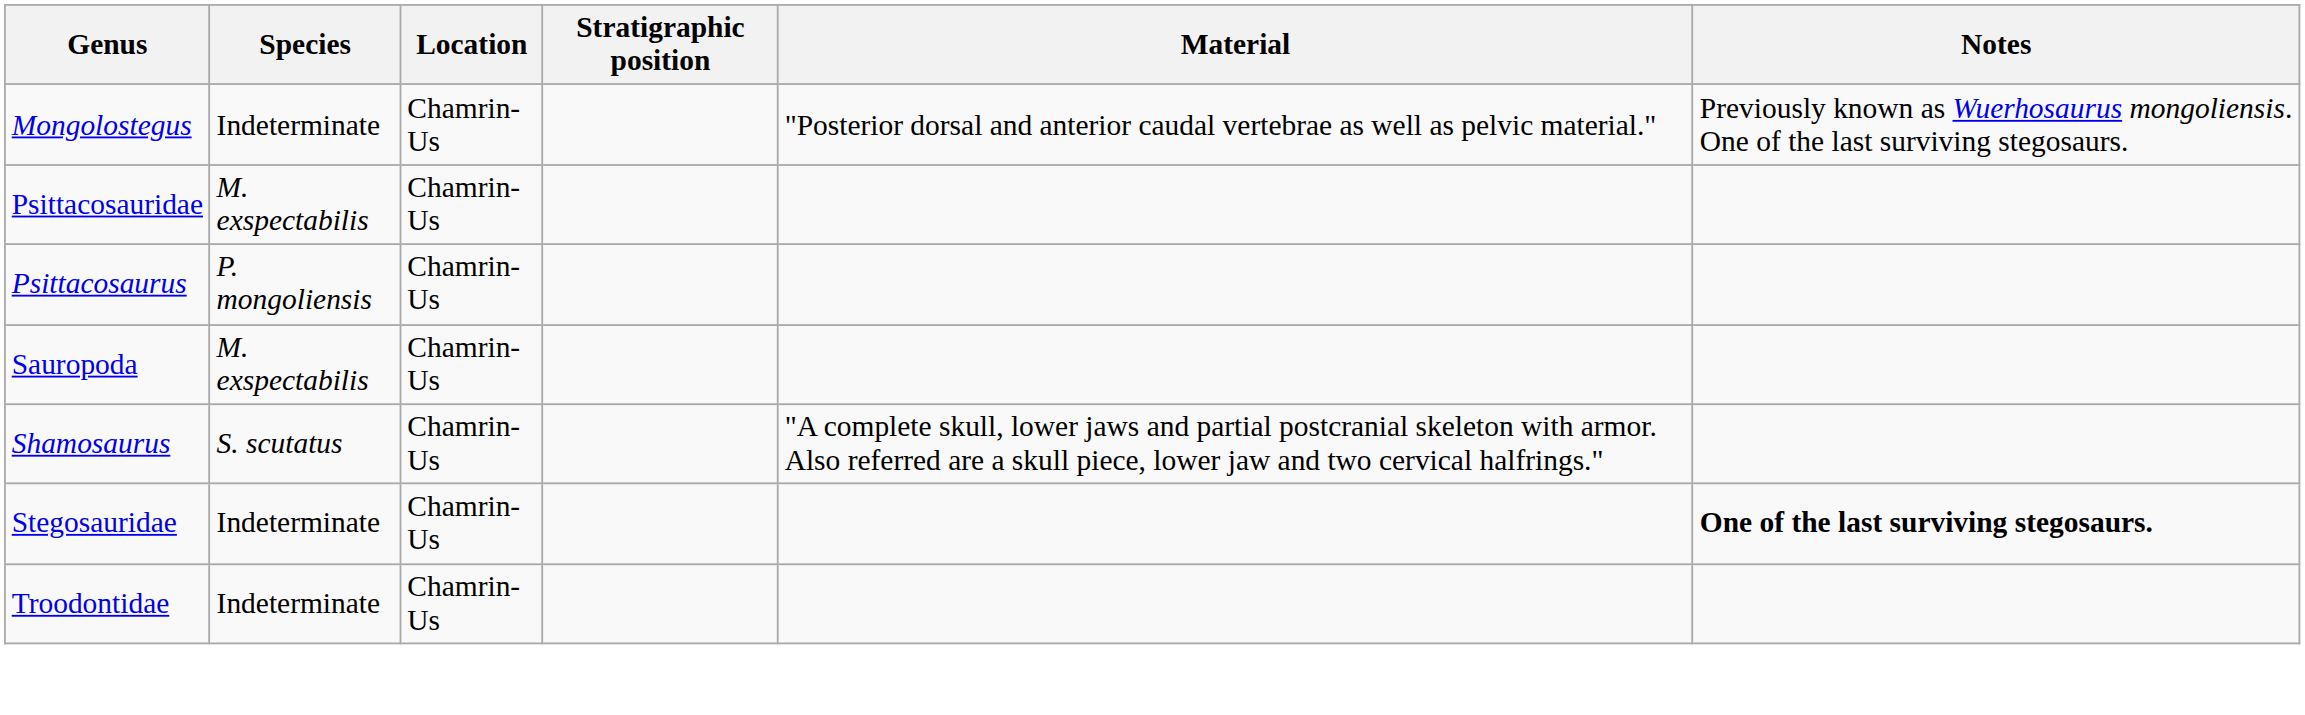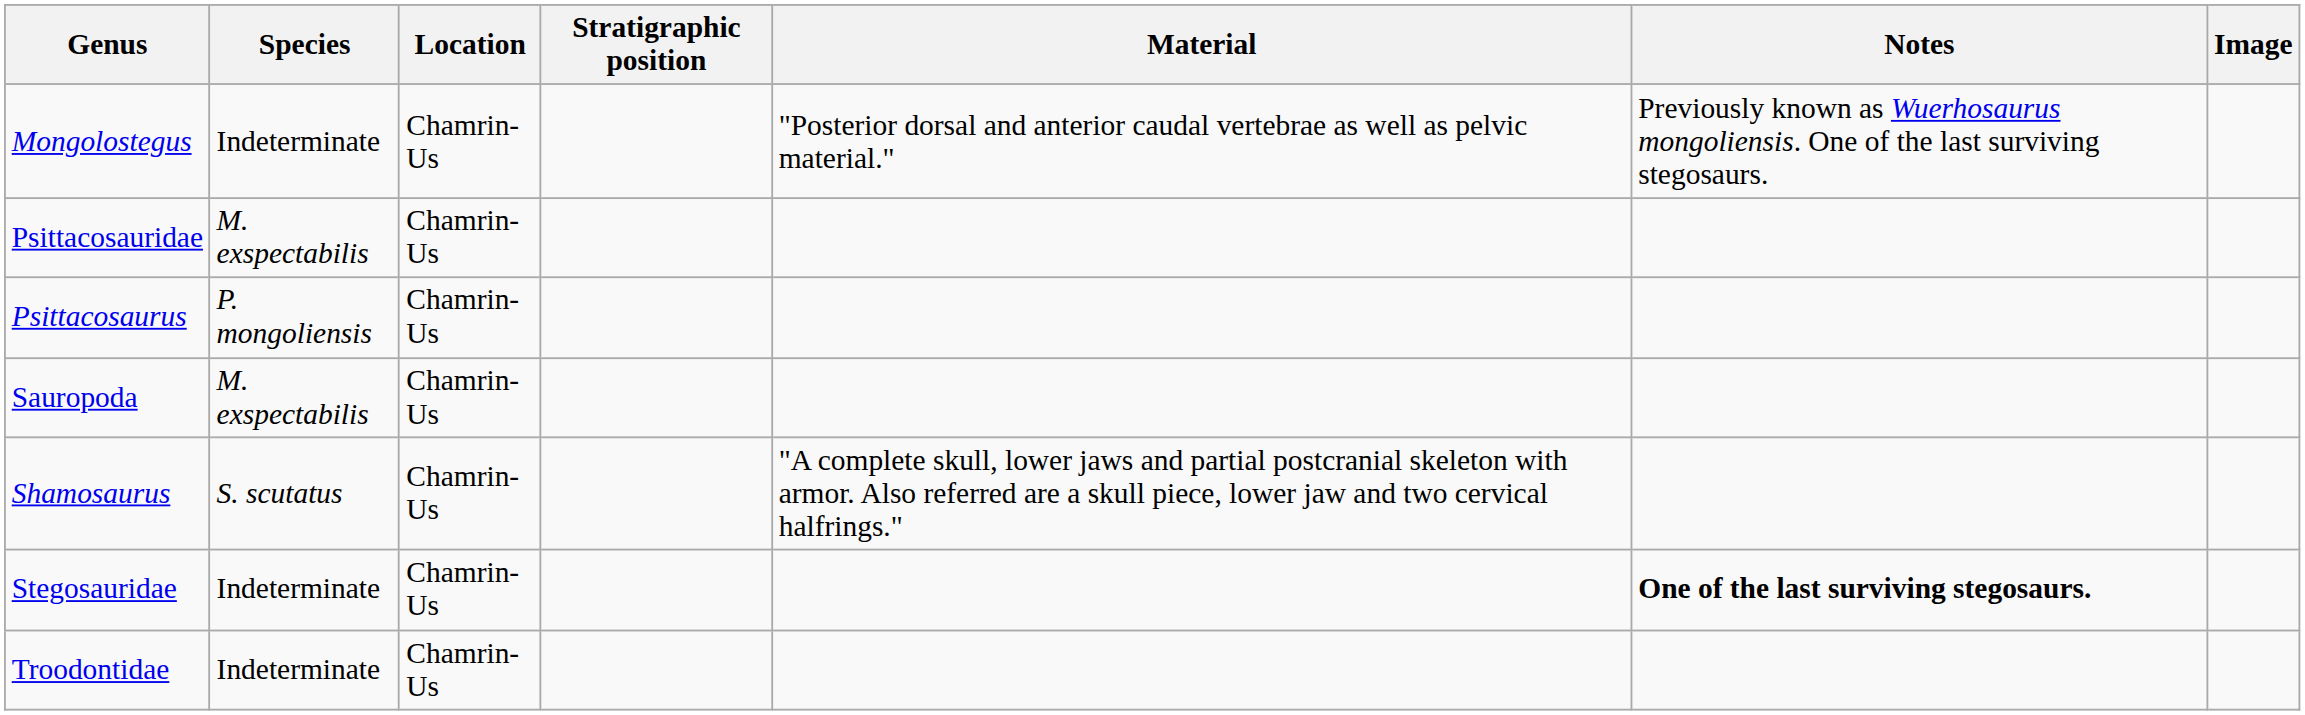+ column: (2253, 44)
